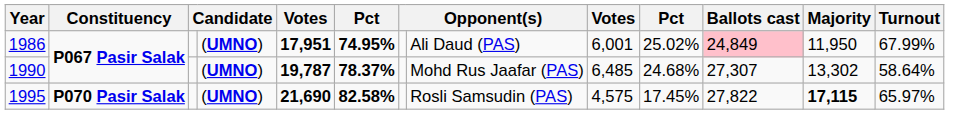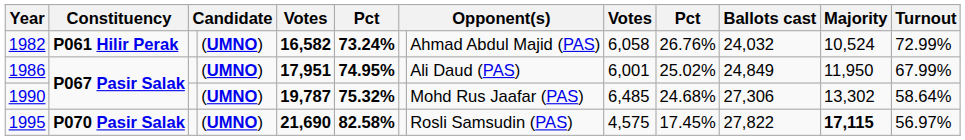+ row: (27, 44)
(732, 44) pink background -> (749, 70) no background
(367, 70) 78.37% -> (367, 96) 75.32%
(732, 70) 27,307 -> (749, 96) 27,306
(907, 96) 65.97% -> (923, 123) 56.97%
